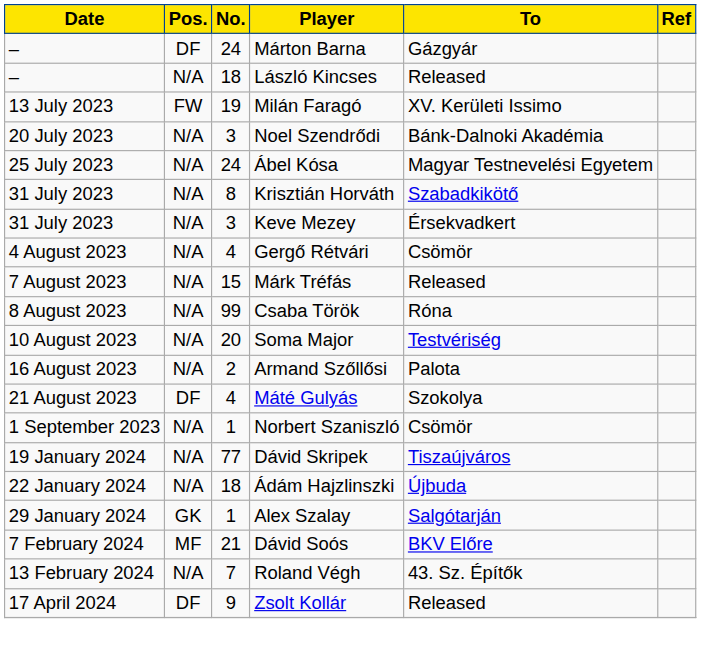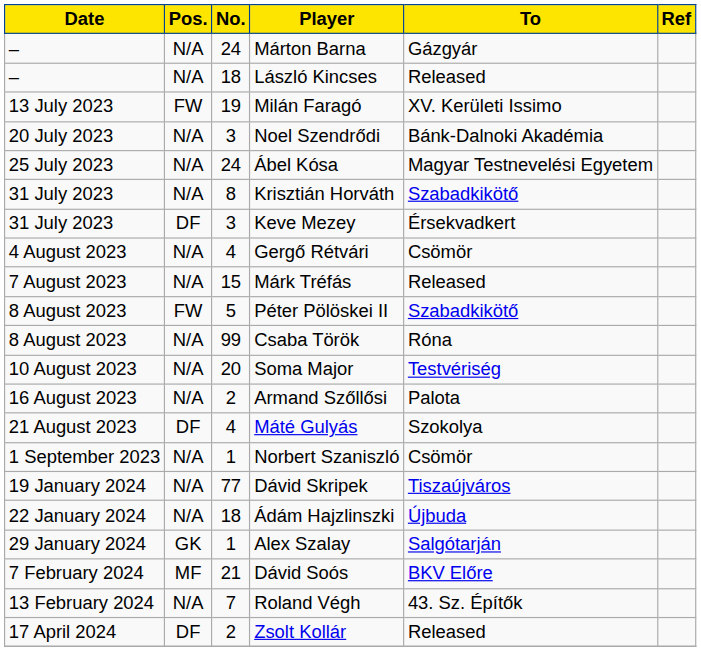(188, 48) DF -> (188, 48) N/A
(188, 223) N/A -> (188, 223) DF
+ row: (321, 310)
(231, 602) 9 -> (231, 631) 2
